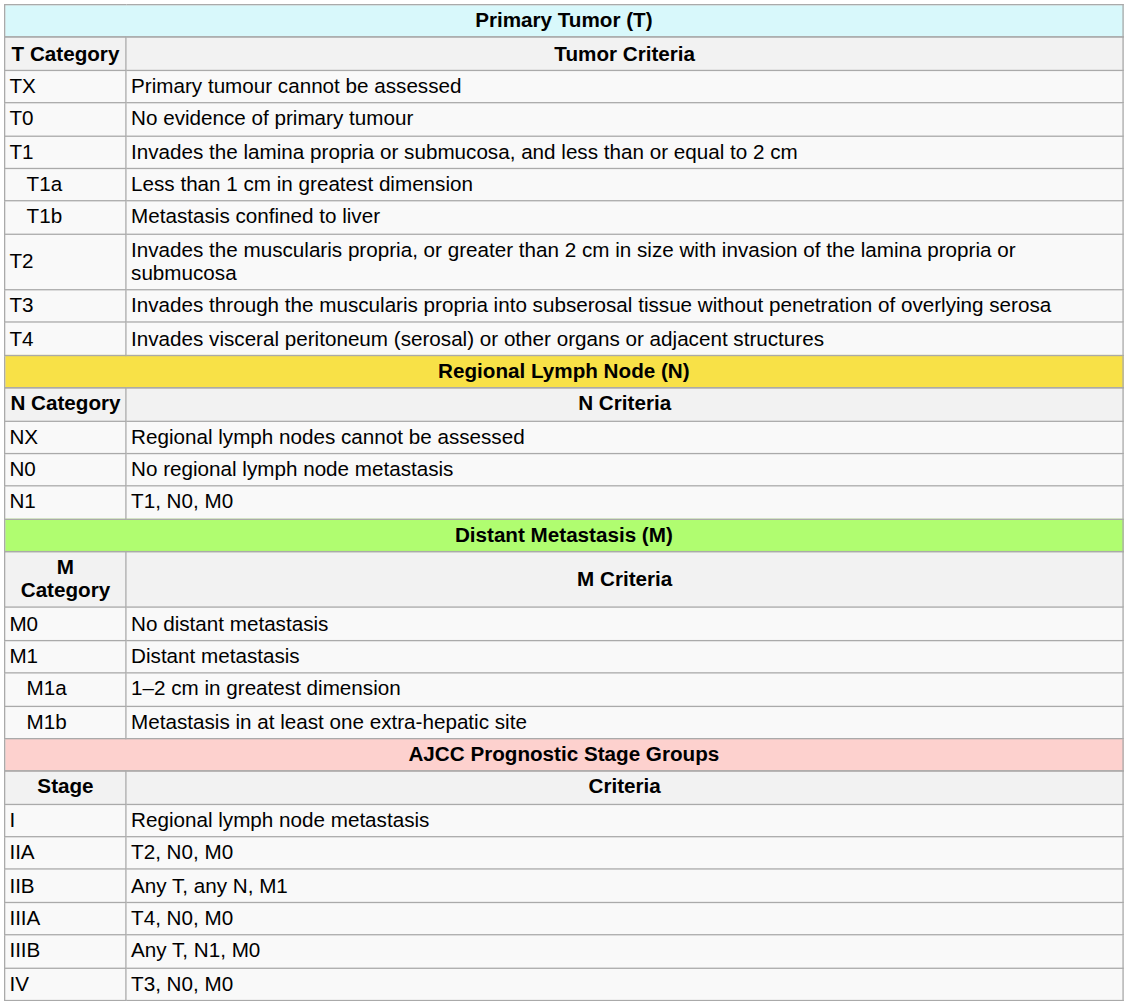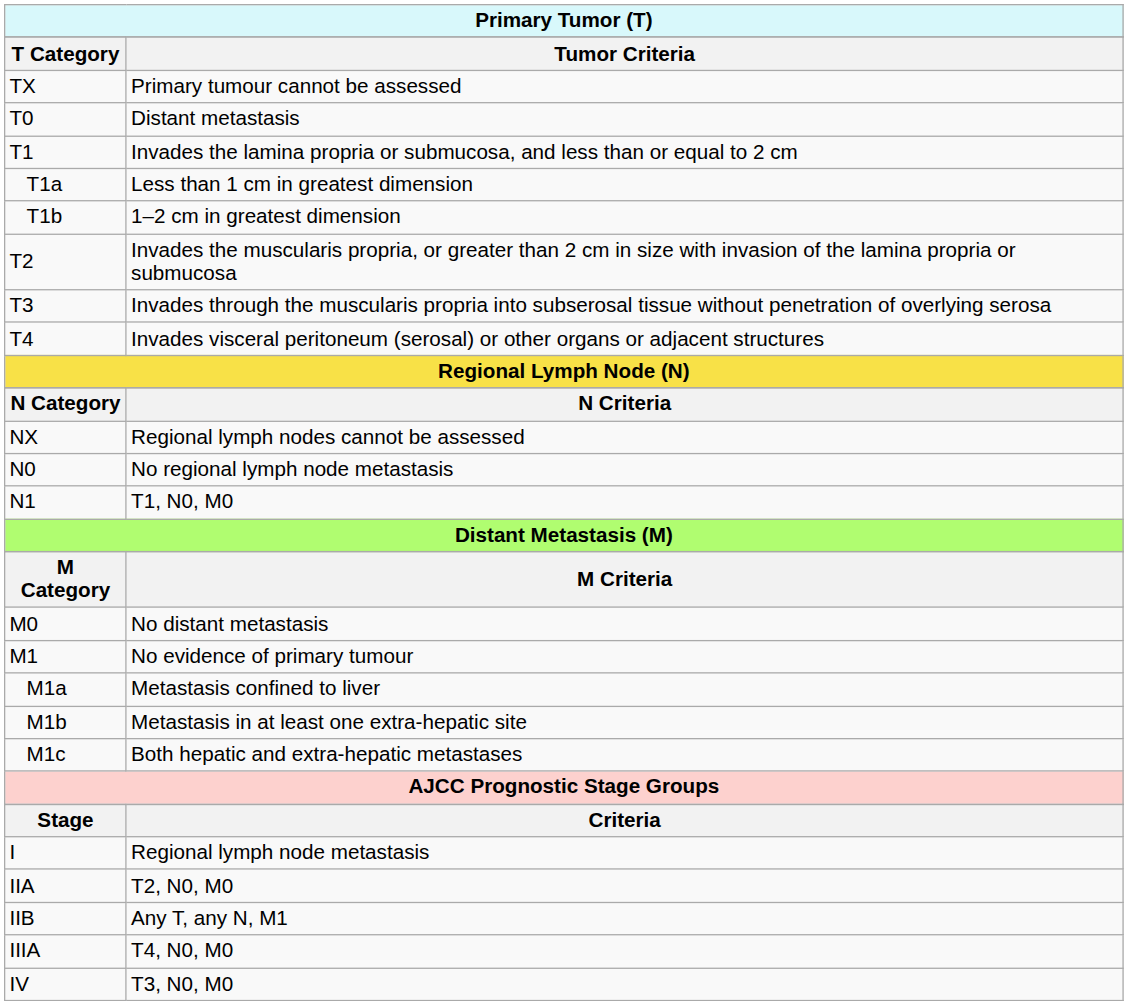(272, 119) No evidence of primary tumour -> (215, 119) Distant metastasis
(256, 217) Metastasis confined to liver -> (266, 217) 1–2 cm in greatest dimension
(215, 656) Distant metastasis -> (272, 656) No evidence of primary tumour
(266, 689) 1–2 cm in greatest dimension -> (256, 689) Metastasis confined to liver
+ row: (37, 754)
- row: (25, 951)
